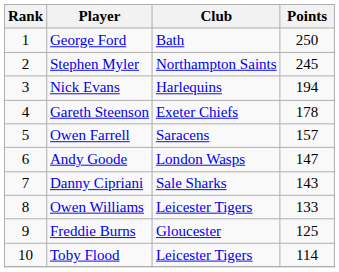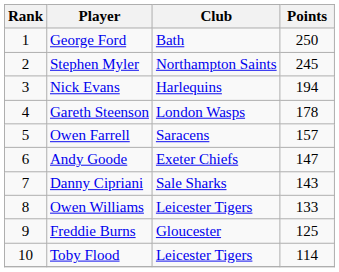(197, 111) Exeter Chiefs -> (200, 111) London Wasps
(200, 159) London Wasps -> (197, 159) Exeter Chiefs
